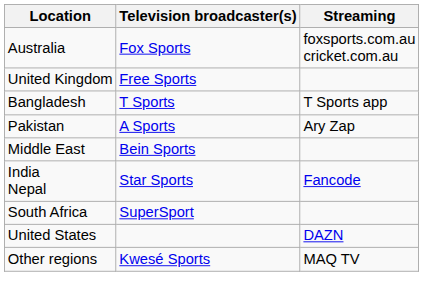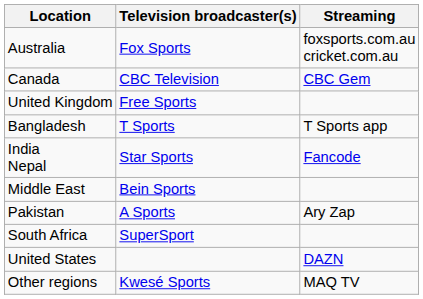+ row: (34, 79)
rows swapped: (27, 181) <-> (36, 126)
